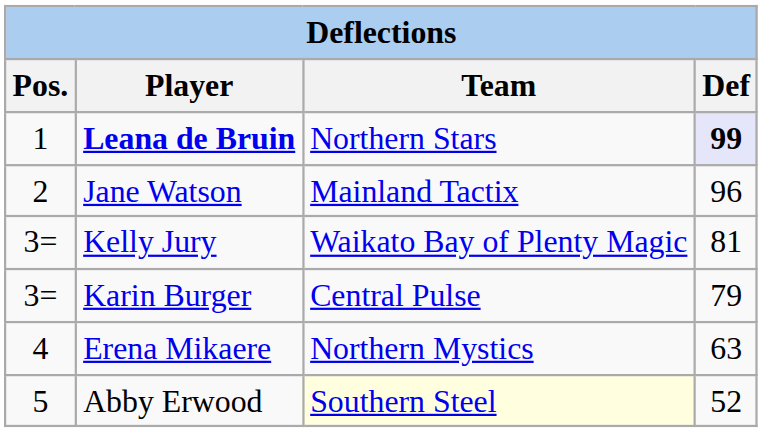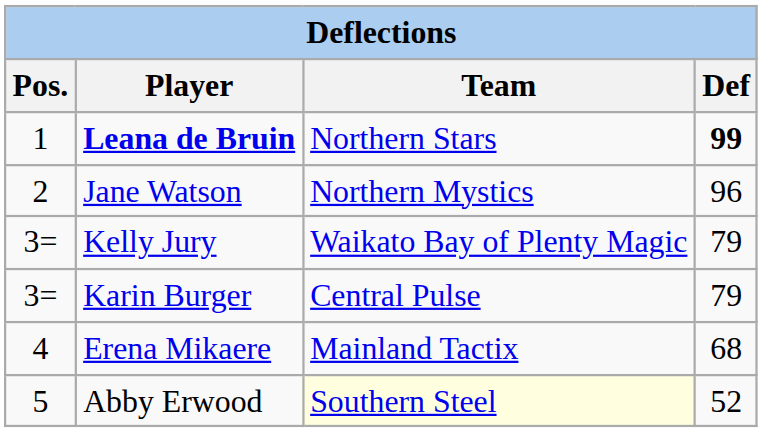(726, 137) lavender background -> (726, 137) no background
(414, 190) Mainland Tactix -> (422, 190) Northern Mystics
(726, 242) 81 -> (726, 242) 79
(422, 347) Northern Mystics -> (414, 347) Mainland Tactix
(726, 347) 63 -> (726, 347) 68
